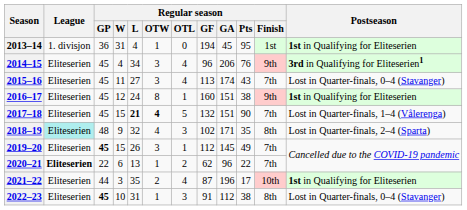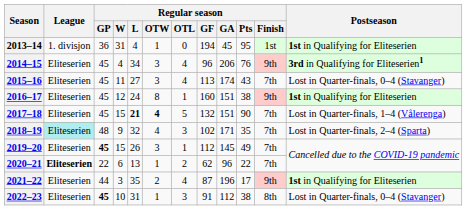(270, 130) 8th -> (270, 130) 7th
(270, 180) 10th -> (270, 180) 9th
